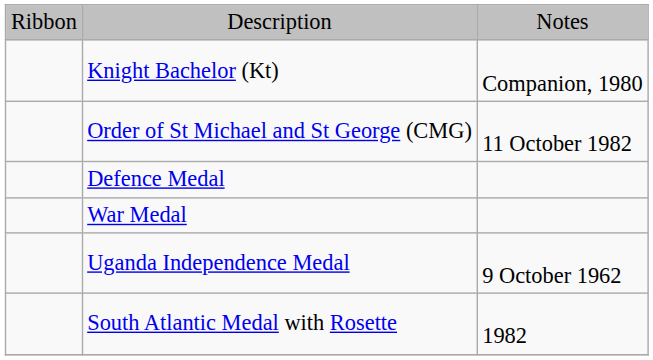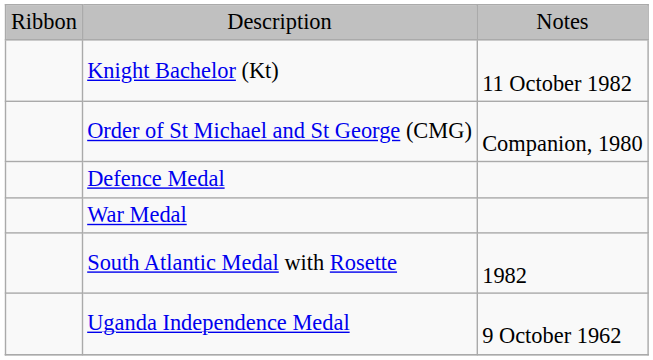(562, 82) Companion, 1980 -> (557, 82) 11 October 1982
(557, 143) 11 October 1982 -> (562, 143) Companion, 1980
rows swapped: (242, 323) <-> (218, 262)
